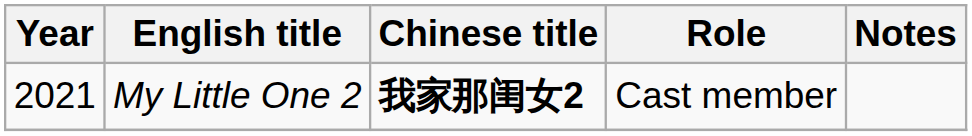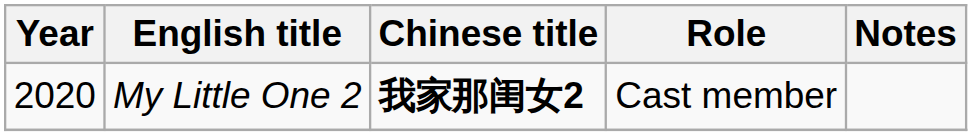(55, 95) 2021 -> (55, 95) 2020
